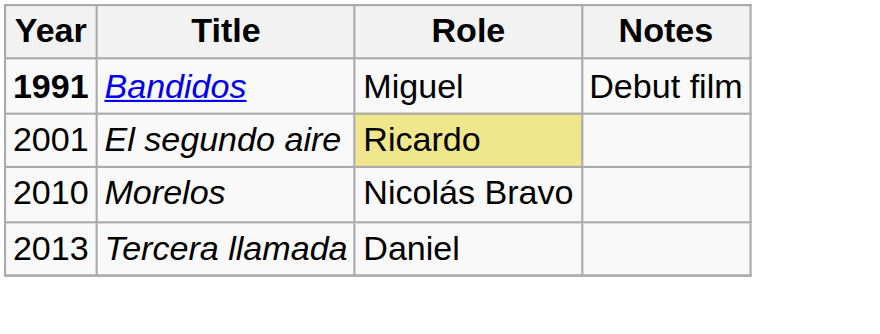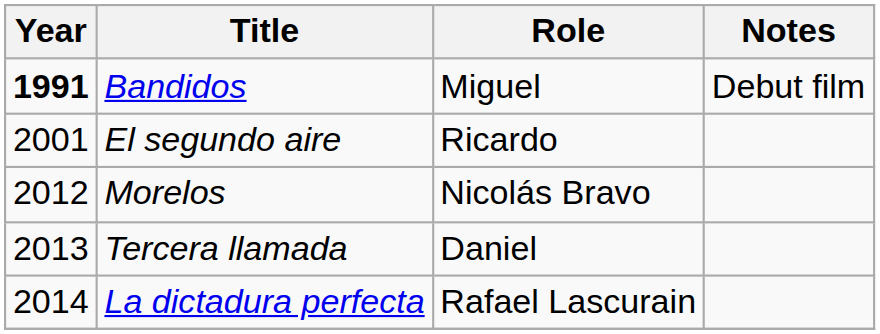(422, 139) khaki background -> (499, 139) no background
(51, 193) 2010 -> (51, 193) 2012
+ row: (265, 301)
